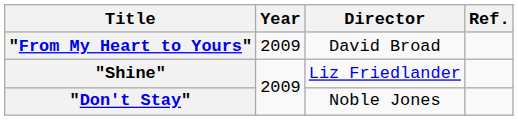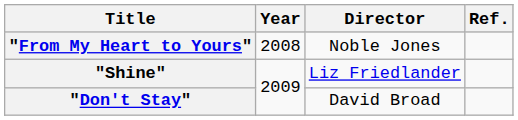(280, 46) 2009 -> (280, 46) 2008
(385, 46) David Broad -> (385, 46) Noble Jones
(385, 101) Noble Jones -> (385, 101) David Broad
